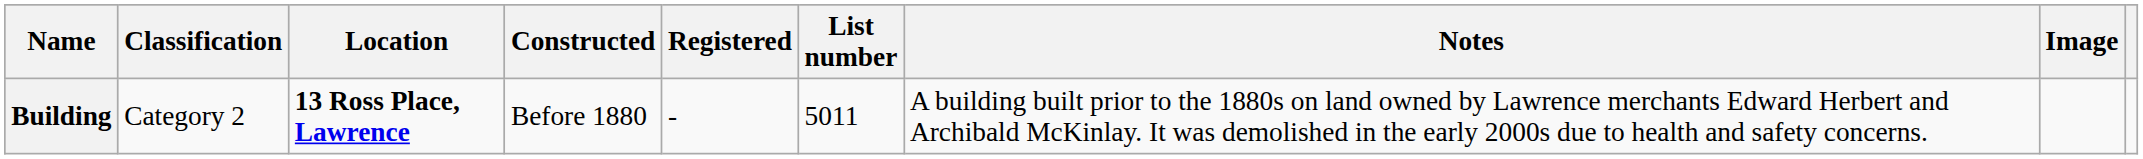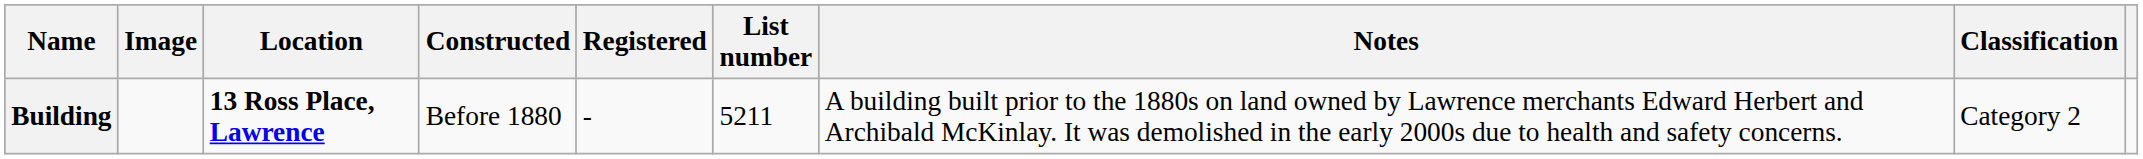columns swapped: (203, 41) <-> (2082, 41)
(831, 115) 5011 -> (746, 115) 5211
